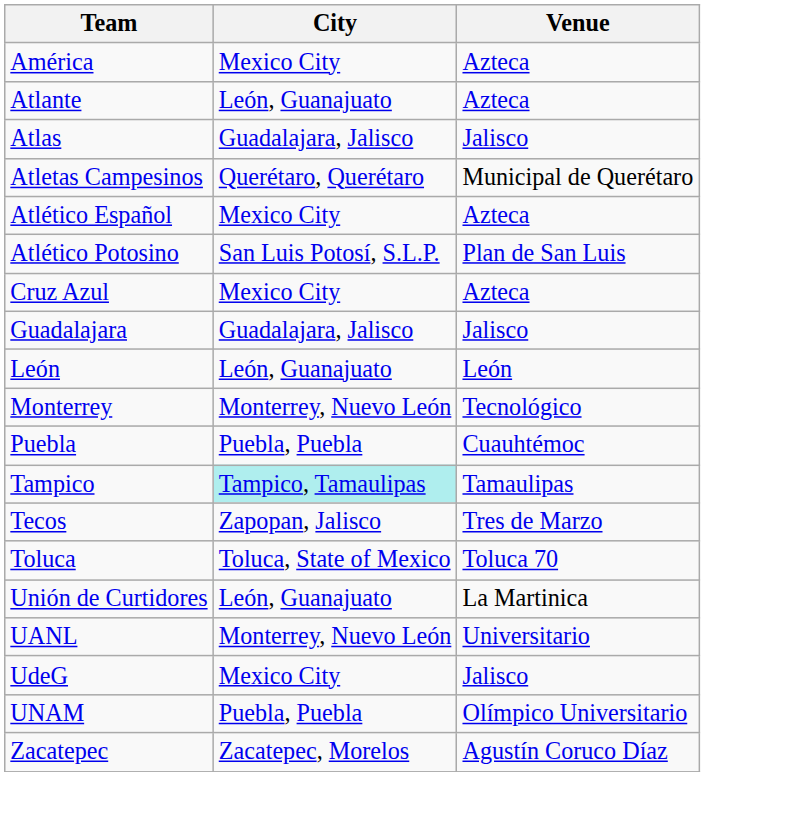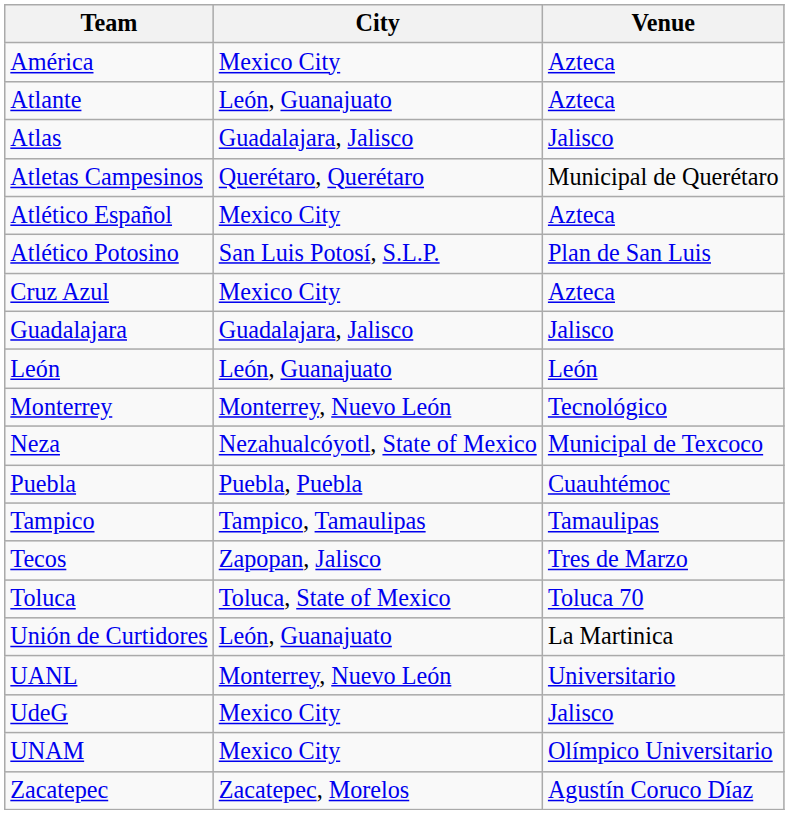+ row: (35, 445)
(322, 483) paleturquoise background -> (322, 521) no background
(291, 713) Puebla, Puebla -> (279, 751) Mexico City
